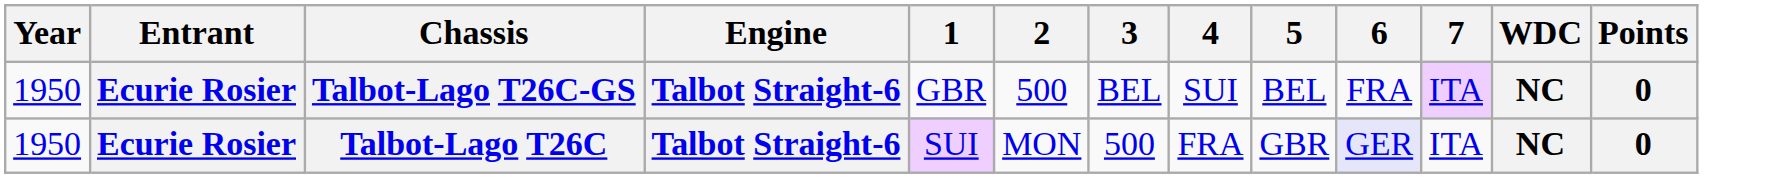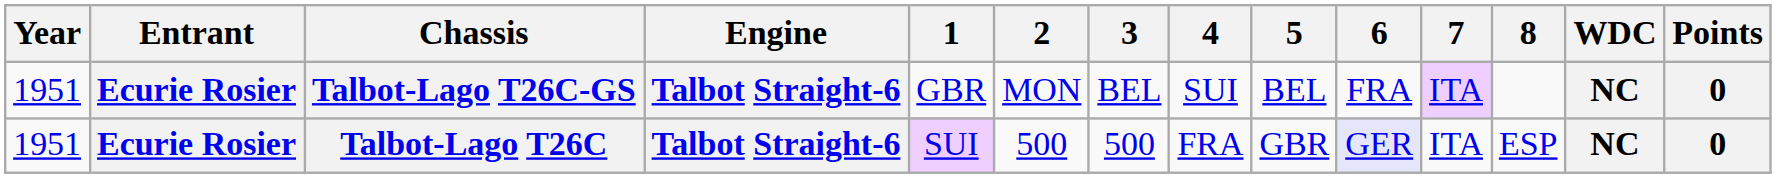+ column: (1528, 32)
(47, 88) 1950 -> (47, 88) 1951
(1042, 88) 500 -> (1042, 88) MON
(47, 145) 1950 -> (47, 145) 1951
(1042, 145) MON -> (1042, 145) 500
